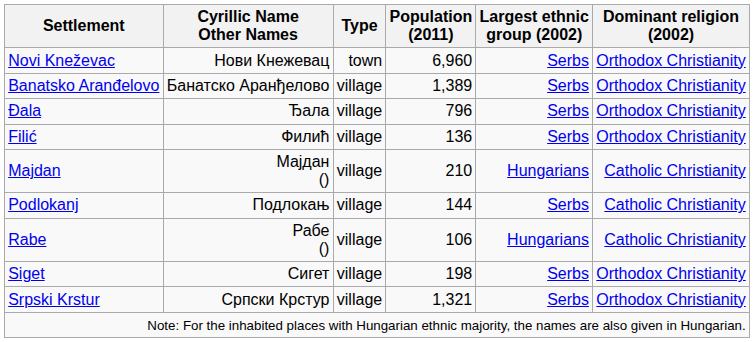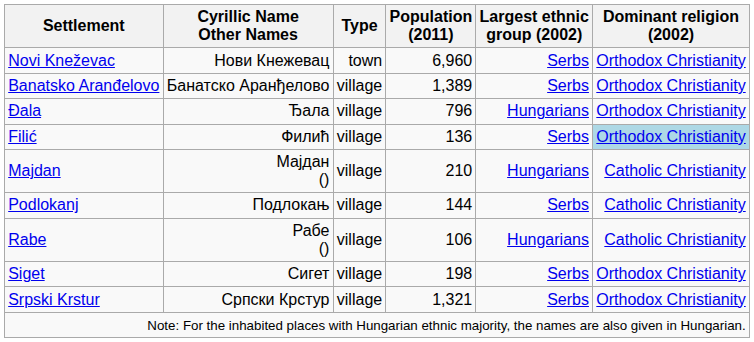(568, 111) Serbs -> (548, 111) Hungarians
(671, 136) no background -> (671, 136) lightblue background
